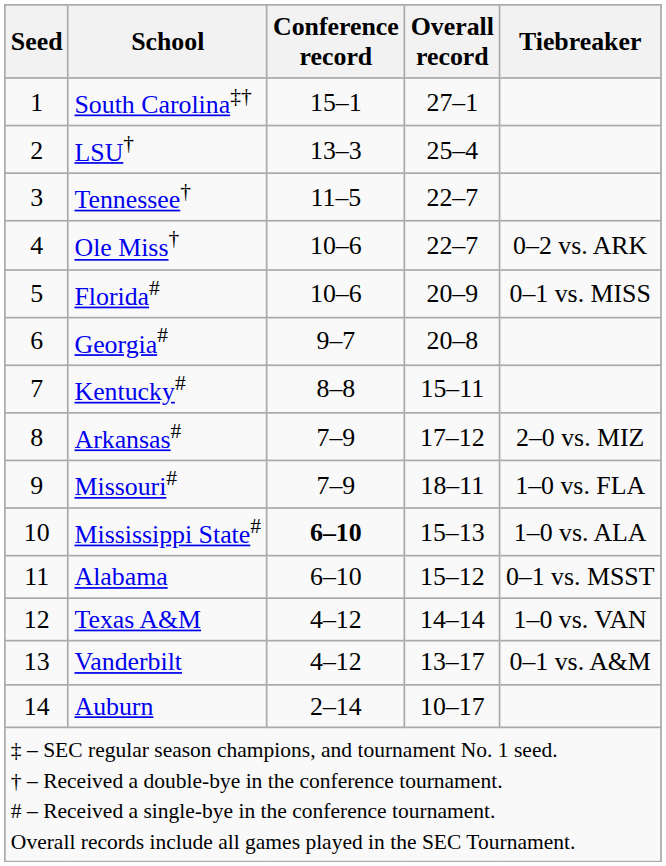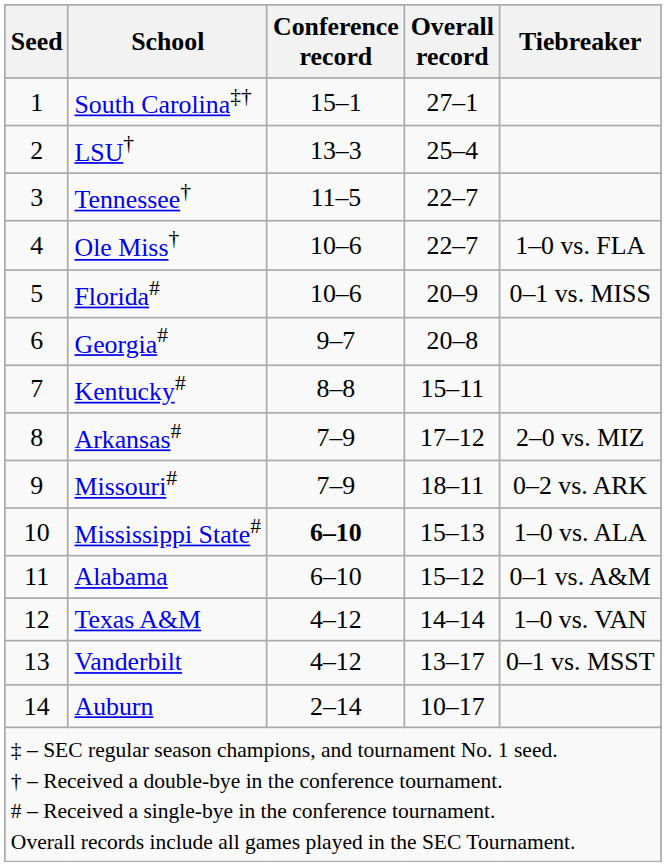(580, 245) 0–2 vs. ARK -> (580, 245) 1–0 vs. FLA
(580, 484) 1–0 vs. FLA -> (580, 484) 0–2 vs. ARK
(580, 577) 0–1 vs. MSST -> (580, 577) 0–1 vs. A&M
(580, 662) 0–1 vs. A&M -> (580, 662) 0–1 vs. MSST
